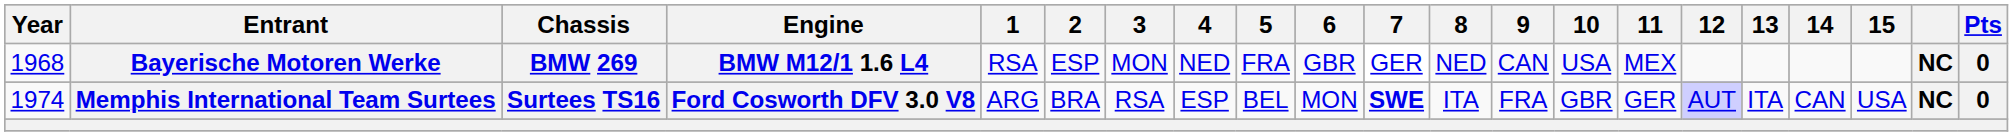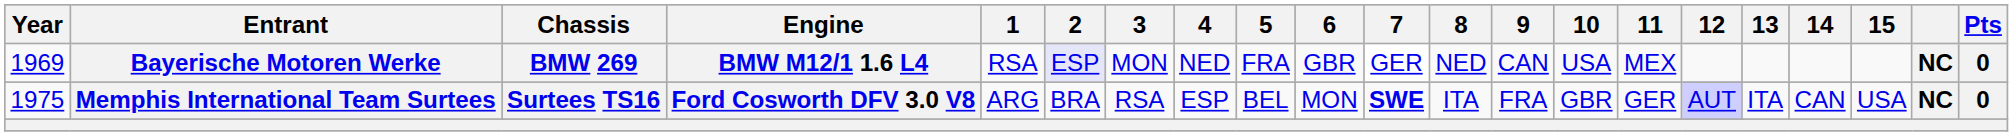(37, 63) 1968 -> (37, 63) 1969
(1075, 63) no background -> (1075, 63) lavender background
(37, 101) 1974 -> (37, 101) 1975
